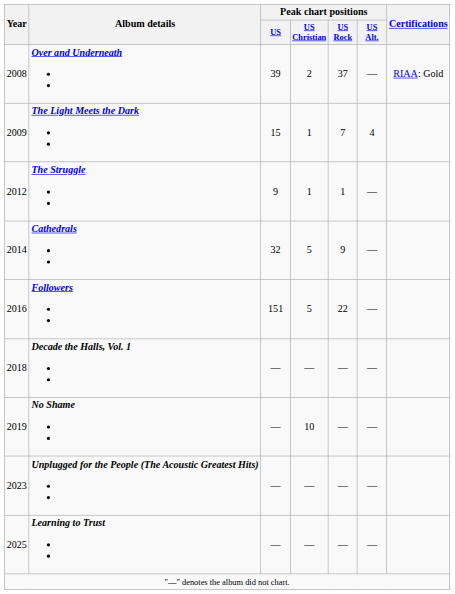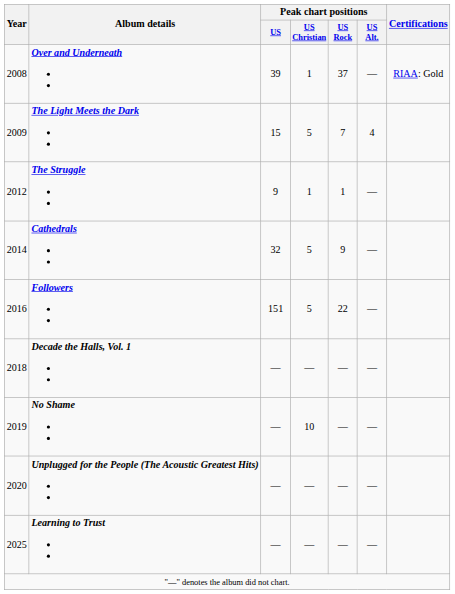(309, 74) 2 -> (309, 74) 1
(309, 132) 1 -> (309, 132) 5
(17, 485) 2023 -> (17, 485) 2020
